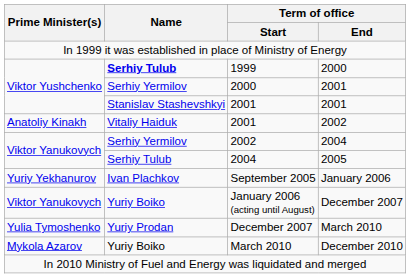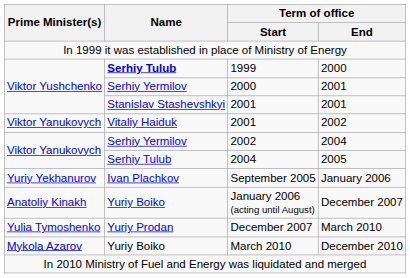(47, 123) Anatoliy Kinakh -> (54, 123) Viktor Yanukovych
(54, 202) Viktor Yanukovych -> (47, 202) Anatoliy Kinakh
